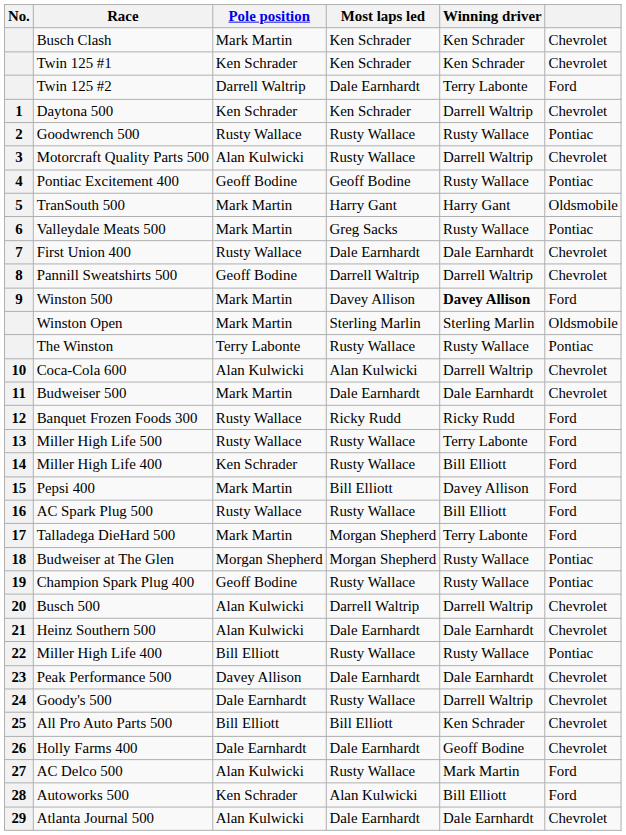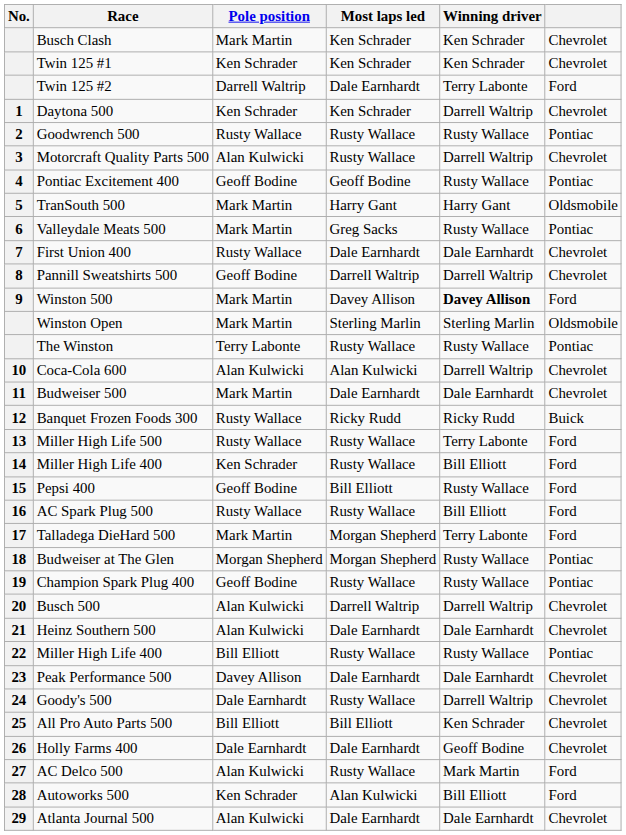(563, 417) Ford -> (566, 417) Buick
(254, 488) Mark Martin -> (256, 488) Geoff Bodine
(486, 488) Davey Allison -> (486, 488) Rusty Wallace
